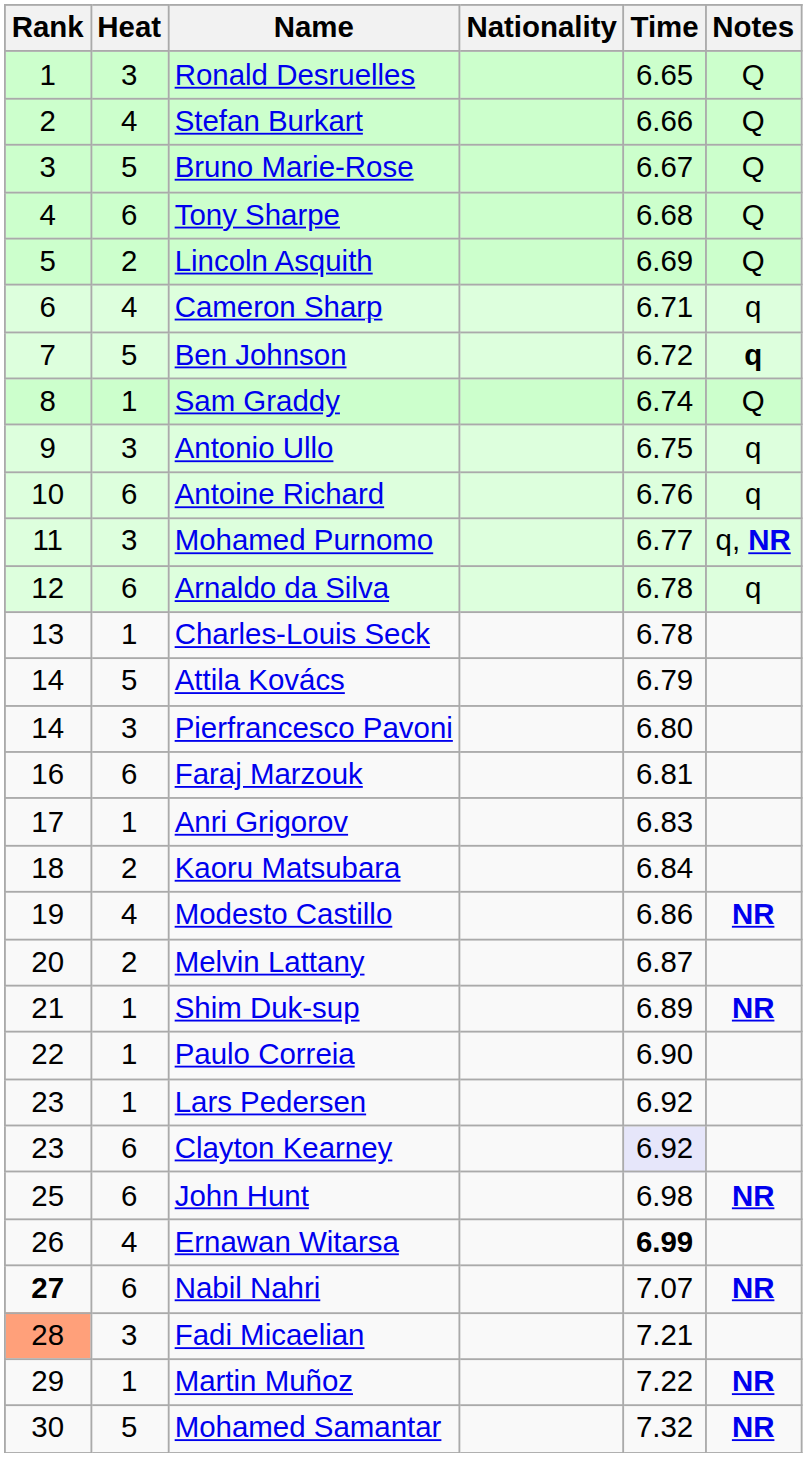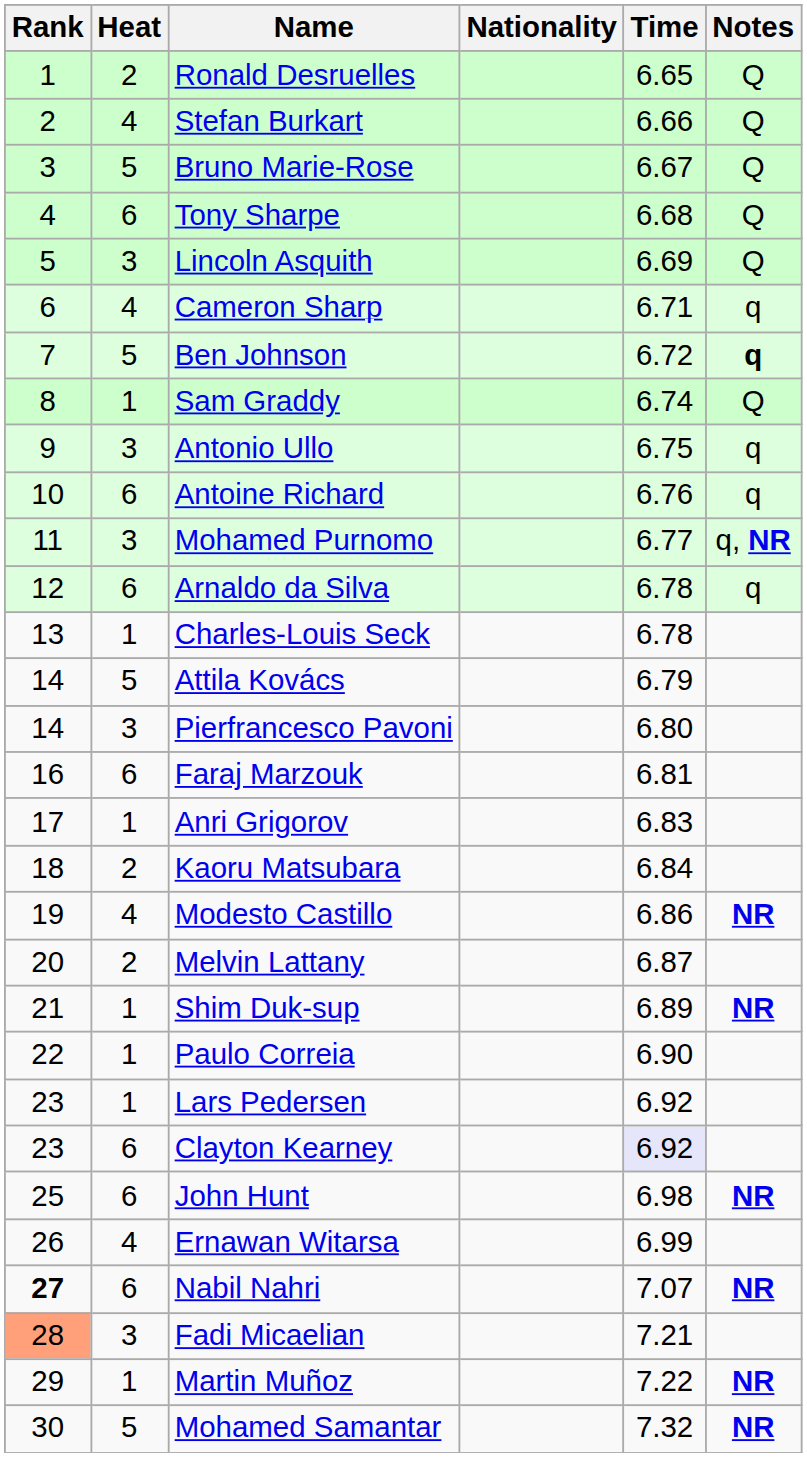(129, 74) 3 -> (129, 74) 2
(129, 261) 2 -> (129, 261) 3
(665, 1241) bold -> (665, 1241) normal
